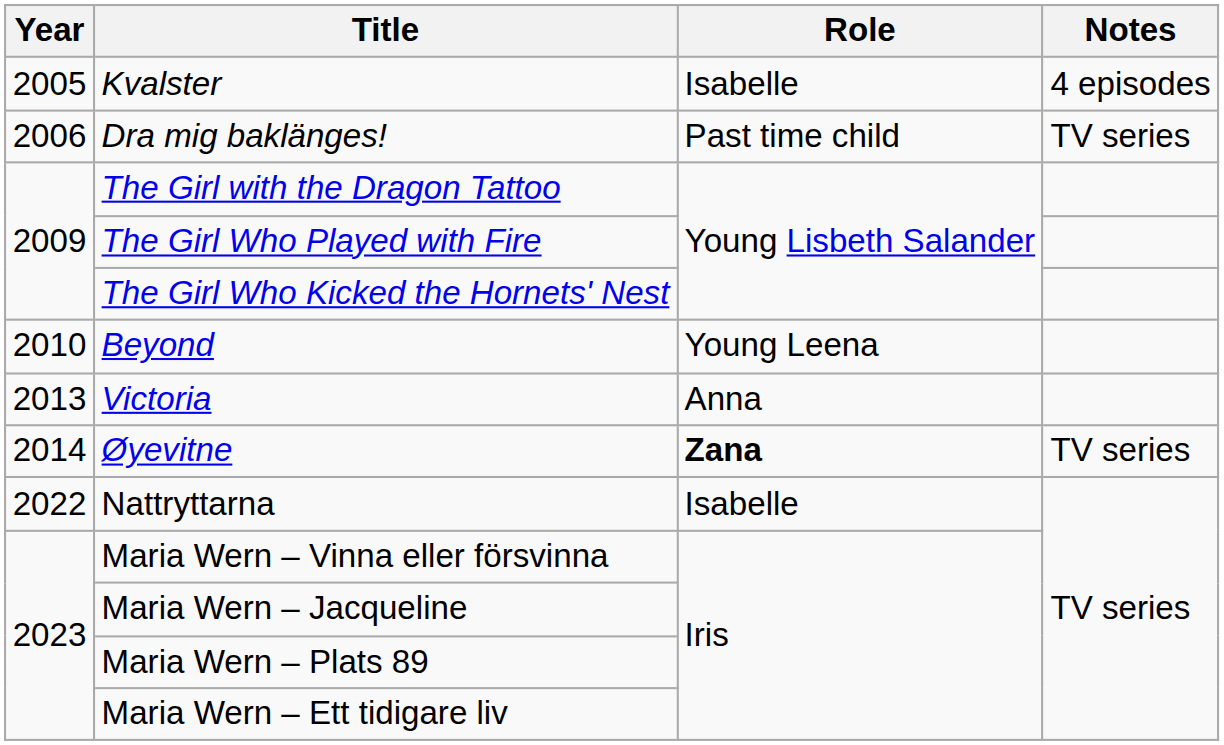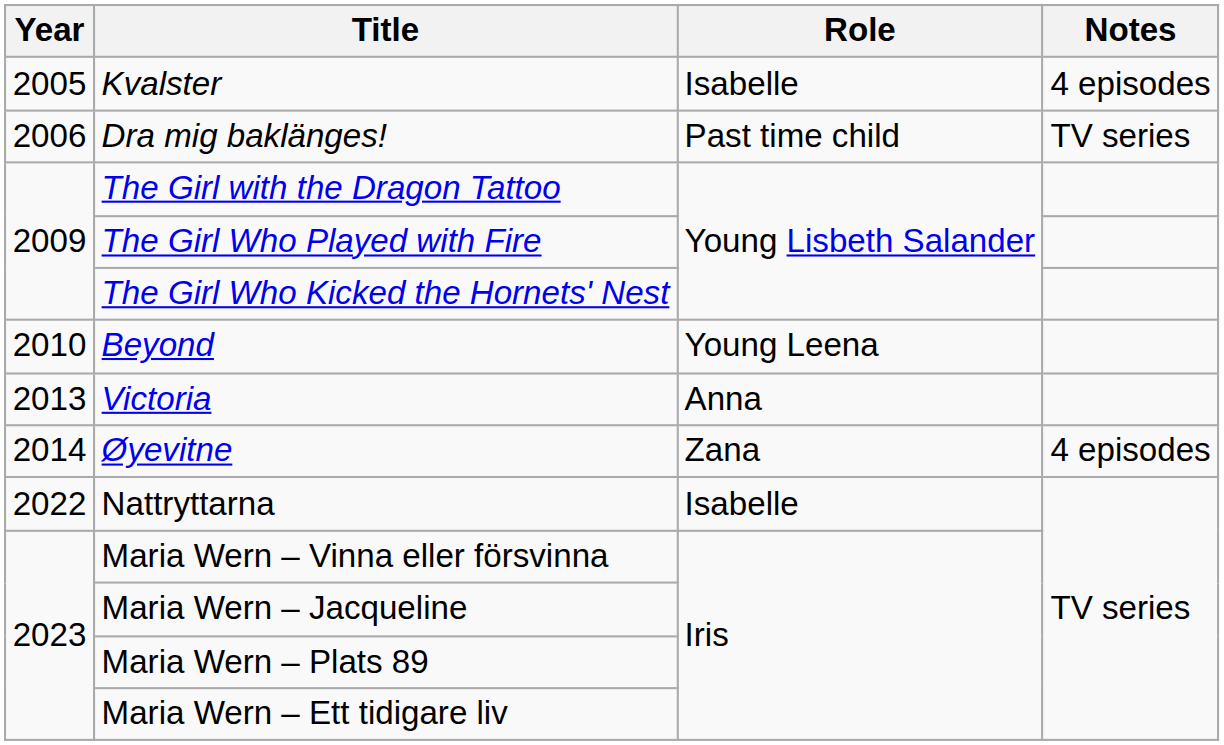(723, 450) bold -> (722, 450) normal
(1120, 450) TV series -> (1131, 450) 4 episodes
